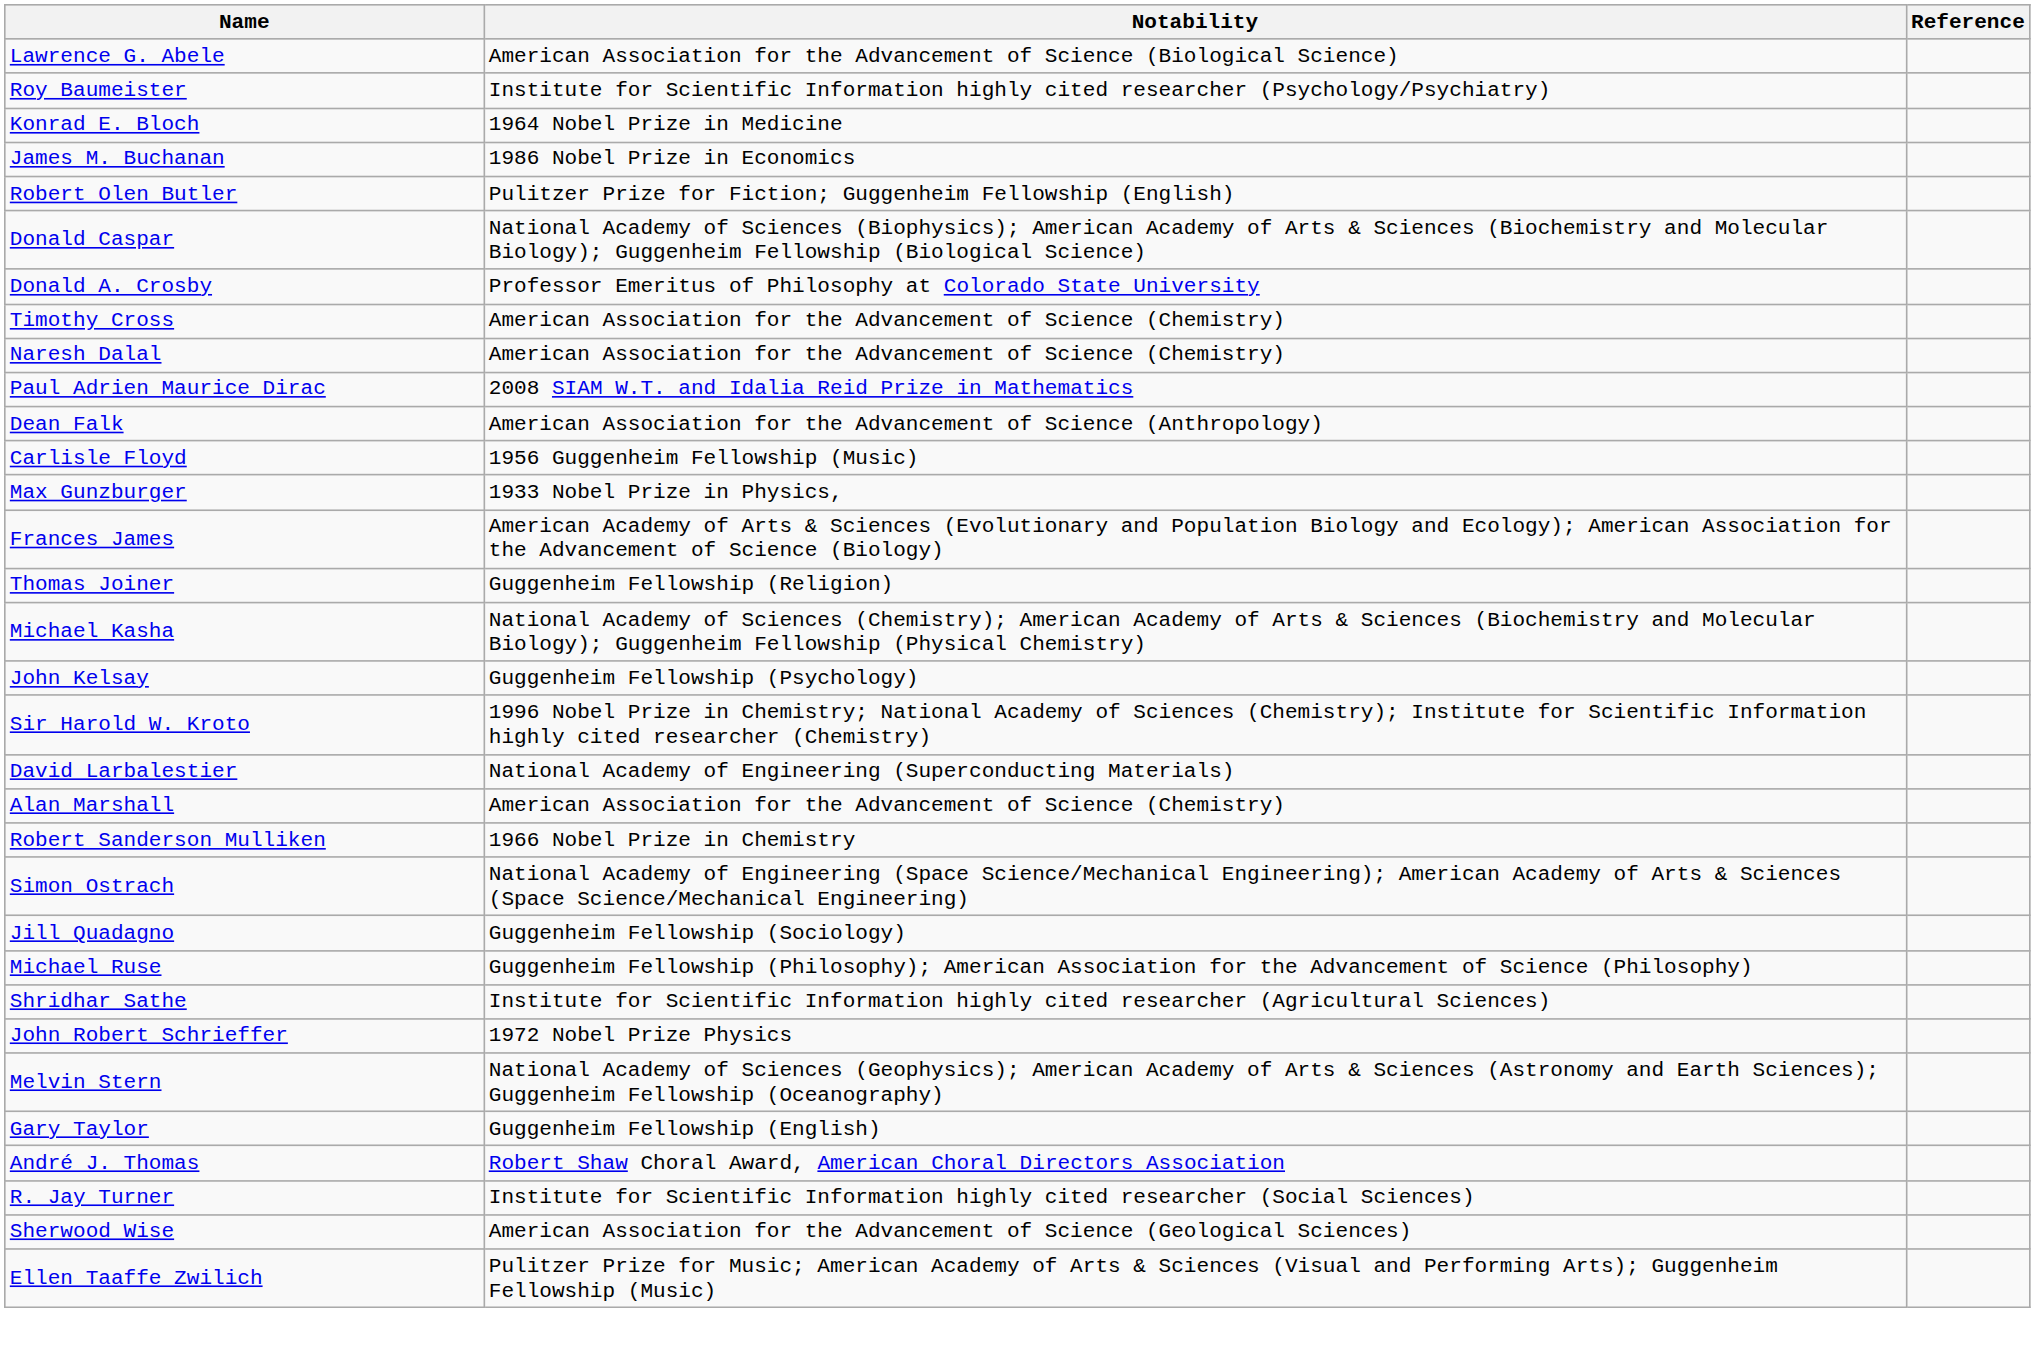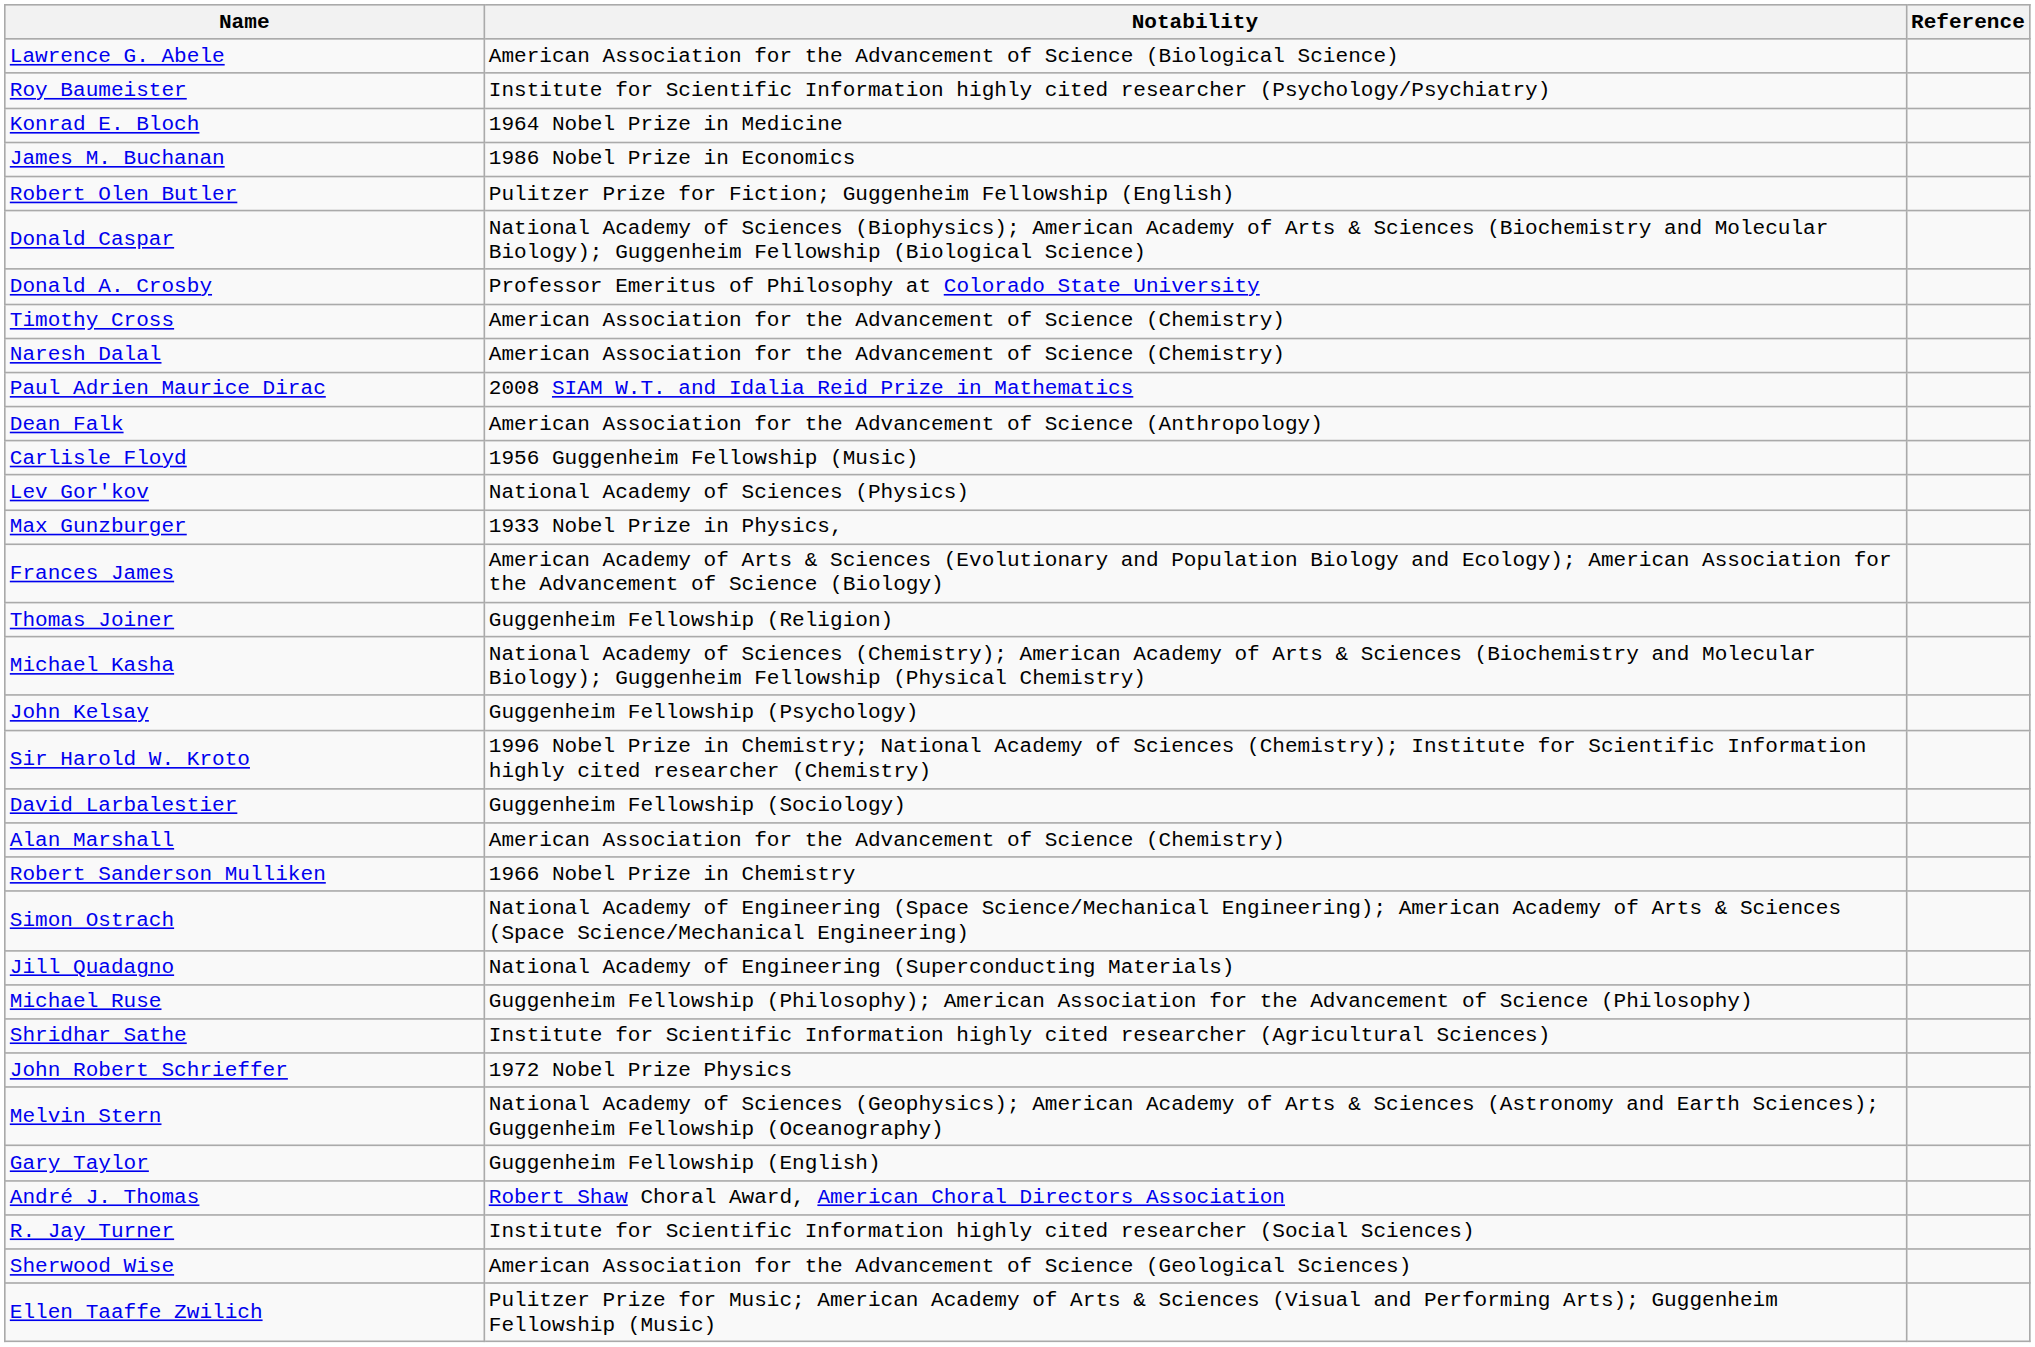+ row: (79, 492)
(862, 771) National Academy of Engineering (Superconducting Materials) -> (697, 806) Guggenheim Fellowship (Sociology)
(697, 933) Guggenheim Fellowship (Sociology) -> (862, 967) National Academy of Engineering (Superconducting Materials)
